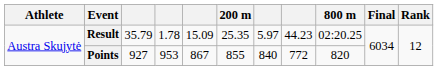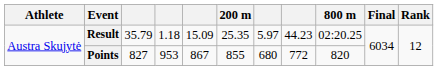(169, 35) 1.78 -> (169, 35) 1.18
(139, 55) 927 -> (139, 55) 827
(268, 55) 840 -> (268, 55) 680
